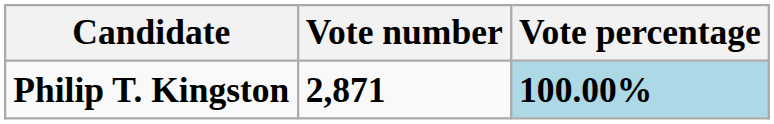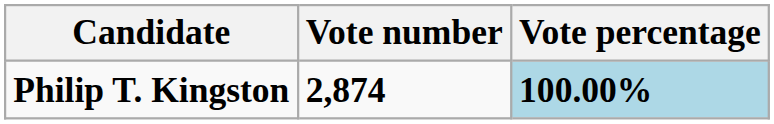(346, 88) 2,871 -> (346, 88) 2,874
